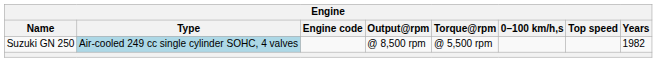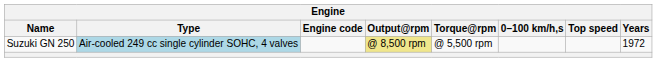(397, 44) no background -> (397, 44) khaki background
(634, 44) 1982 -> (634, 44) 1972
